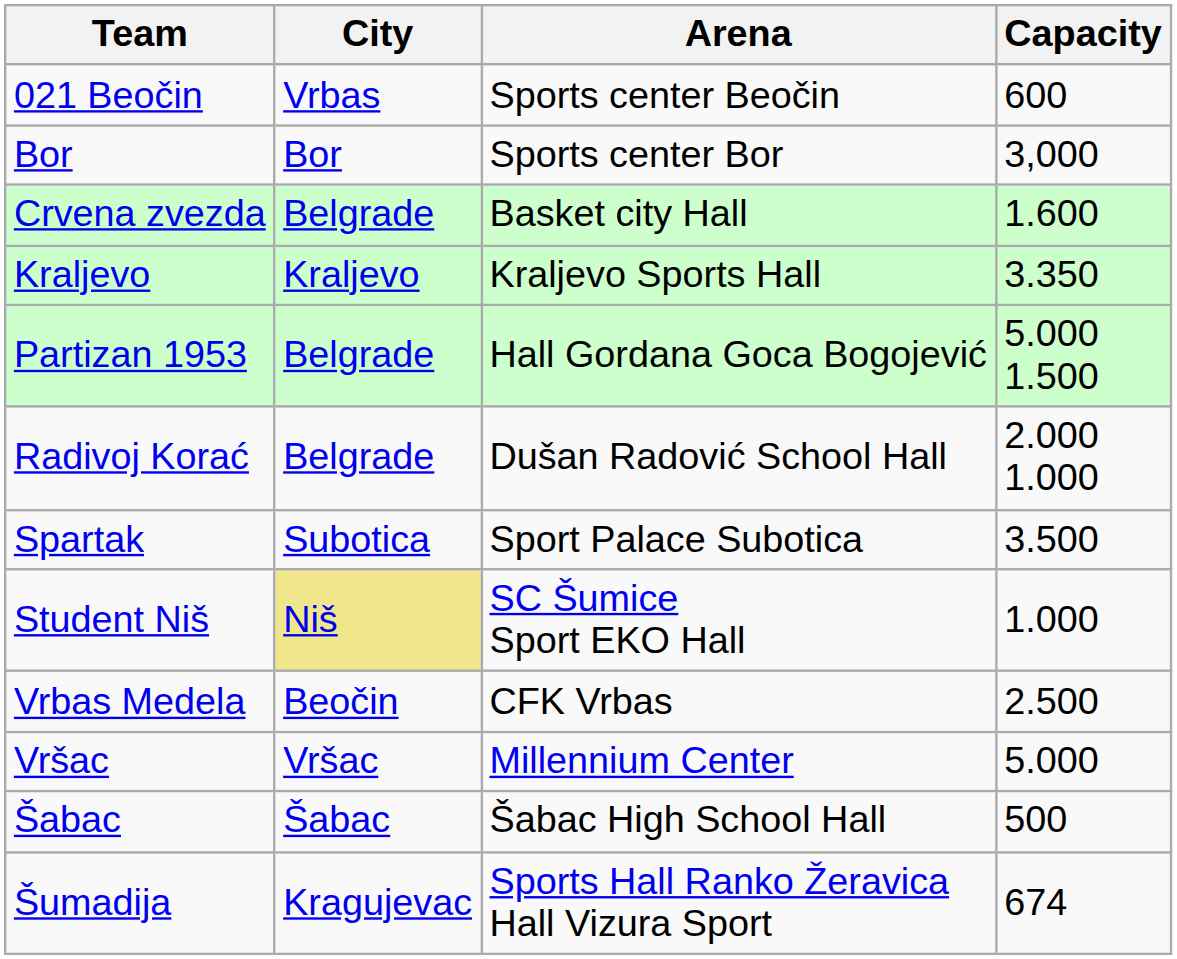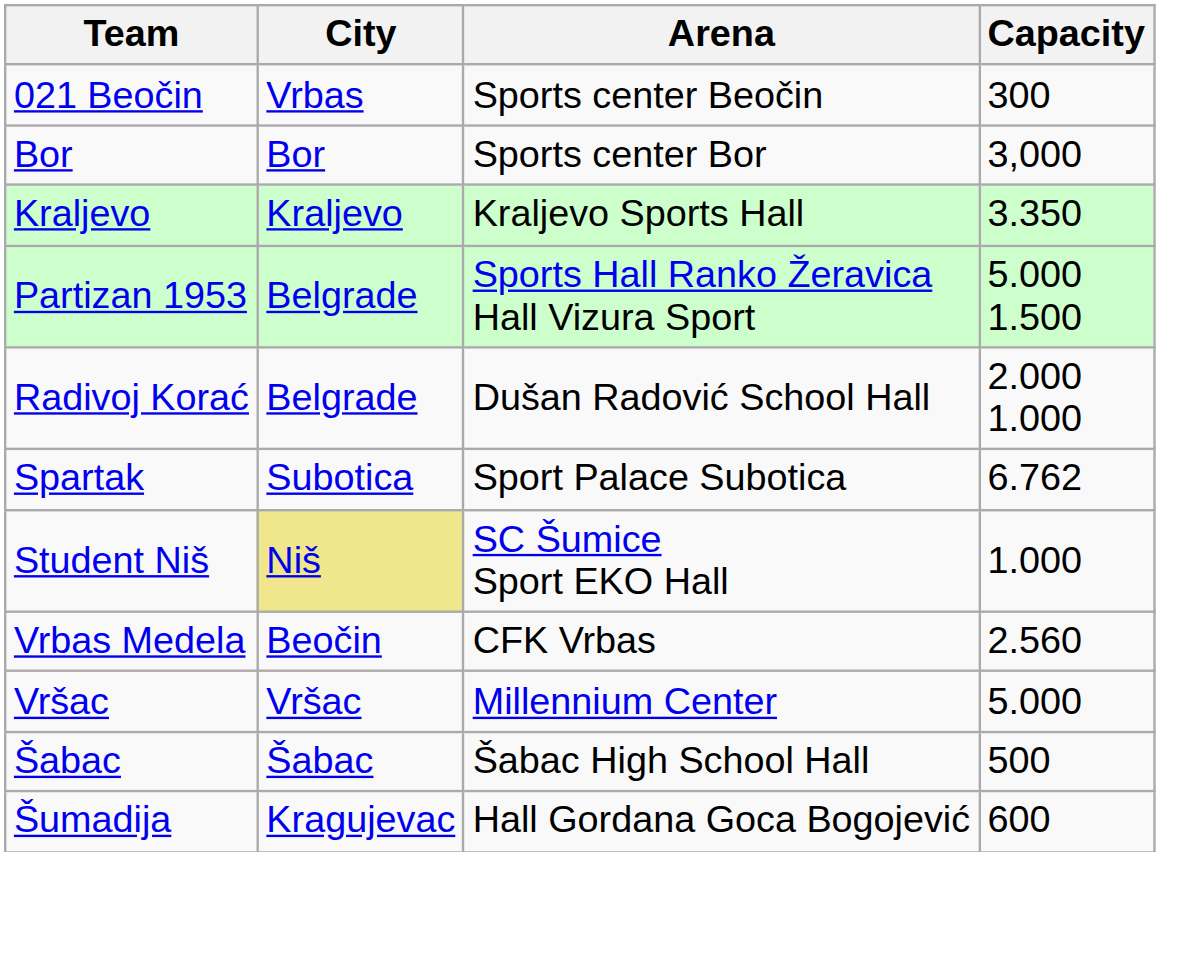(1036, 94) 600 -> (1019, 94) 300
- row: (140, 214)
(738, 355) Hall Gordana Goca Bogojević -> (702, 295) Sports Hall Ranko Žeravica Hall Vizura Sport
(1052, 538) 3.500 -> (1035, 478) 6.762
(1052, 700) 2.500 -> (1035, 640) 2.560
(719, 901) Sports Hall Ranko Žeravica Hall Vizura Sport -> (721, 820) Hall Gordana Goca Bogojević
(1036, 901) 674 -> (1019, 820) 600
